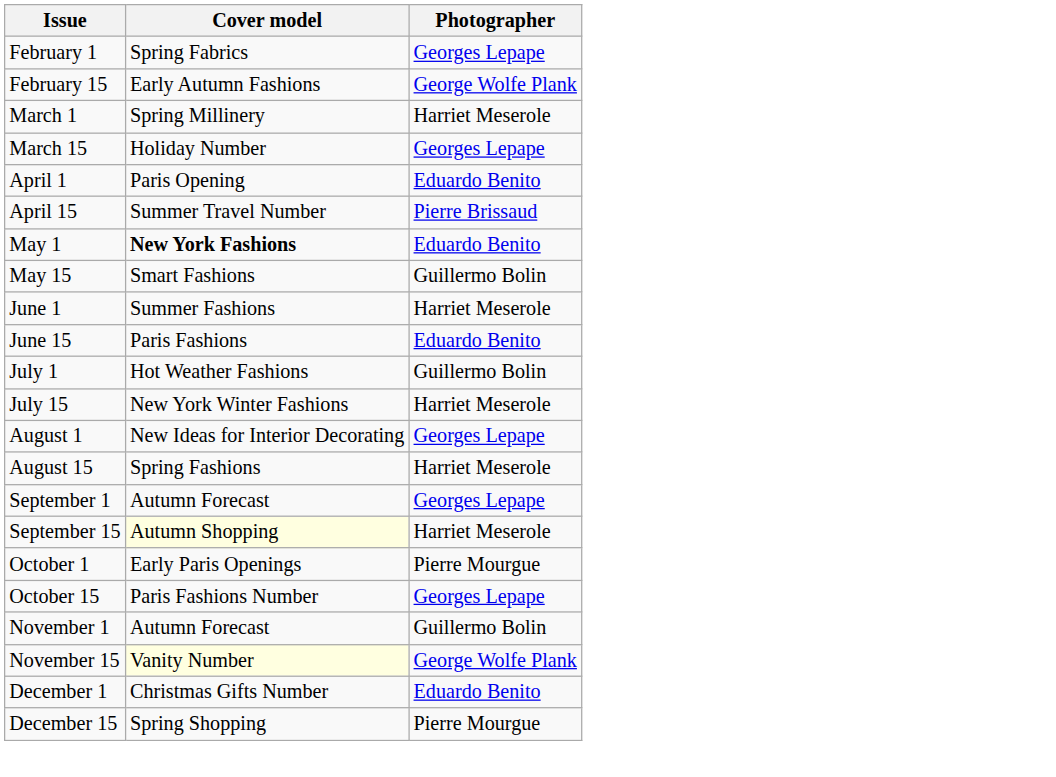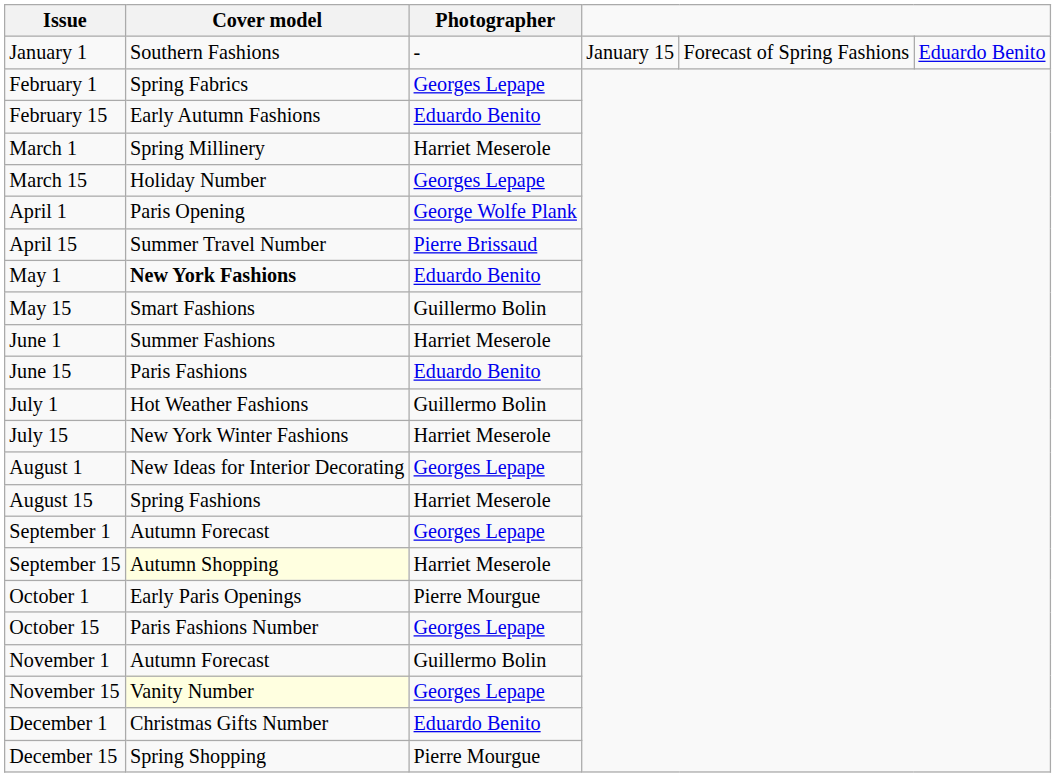+ row: (48, 52)
(495, 84) George Wolfe Plank -> (477, 116) Eduardo Benito
(477, 180) Eduardo Benito -> (495, 212) George Wolfe Plank
(495, 659) George Wolfe Plank -> (479, 691) Georges Lepape
